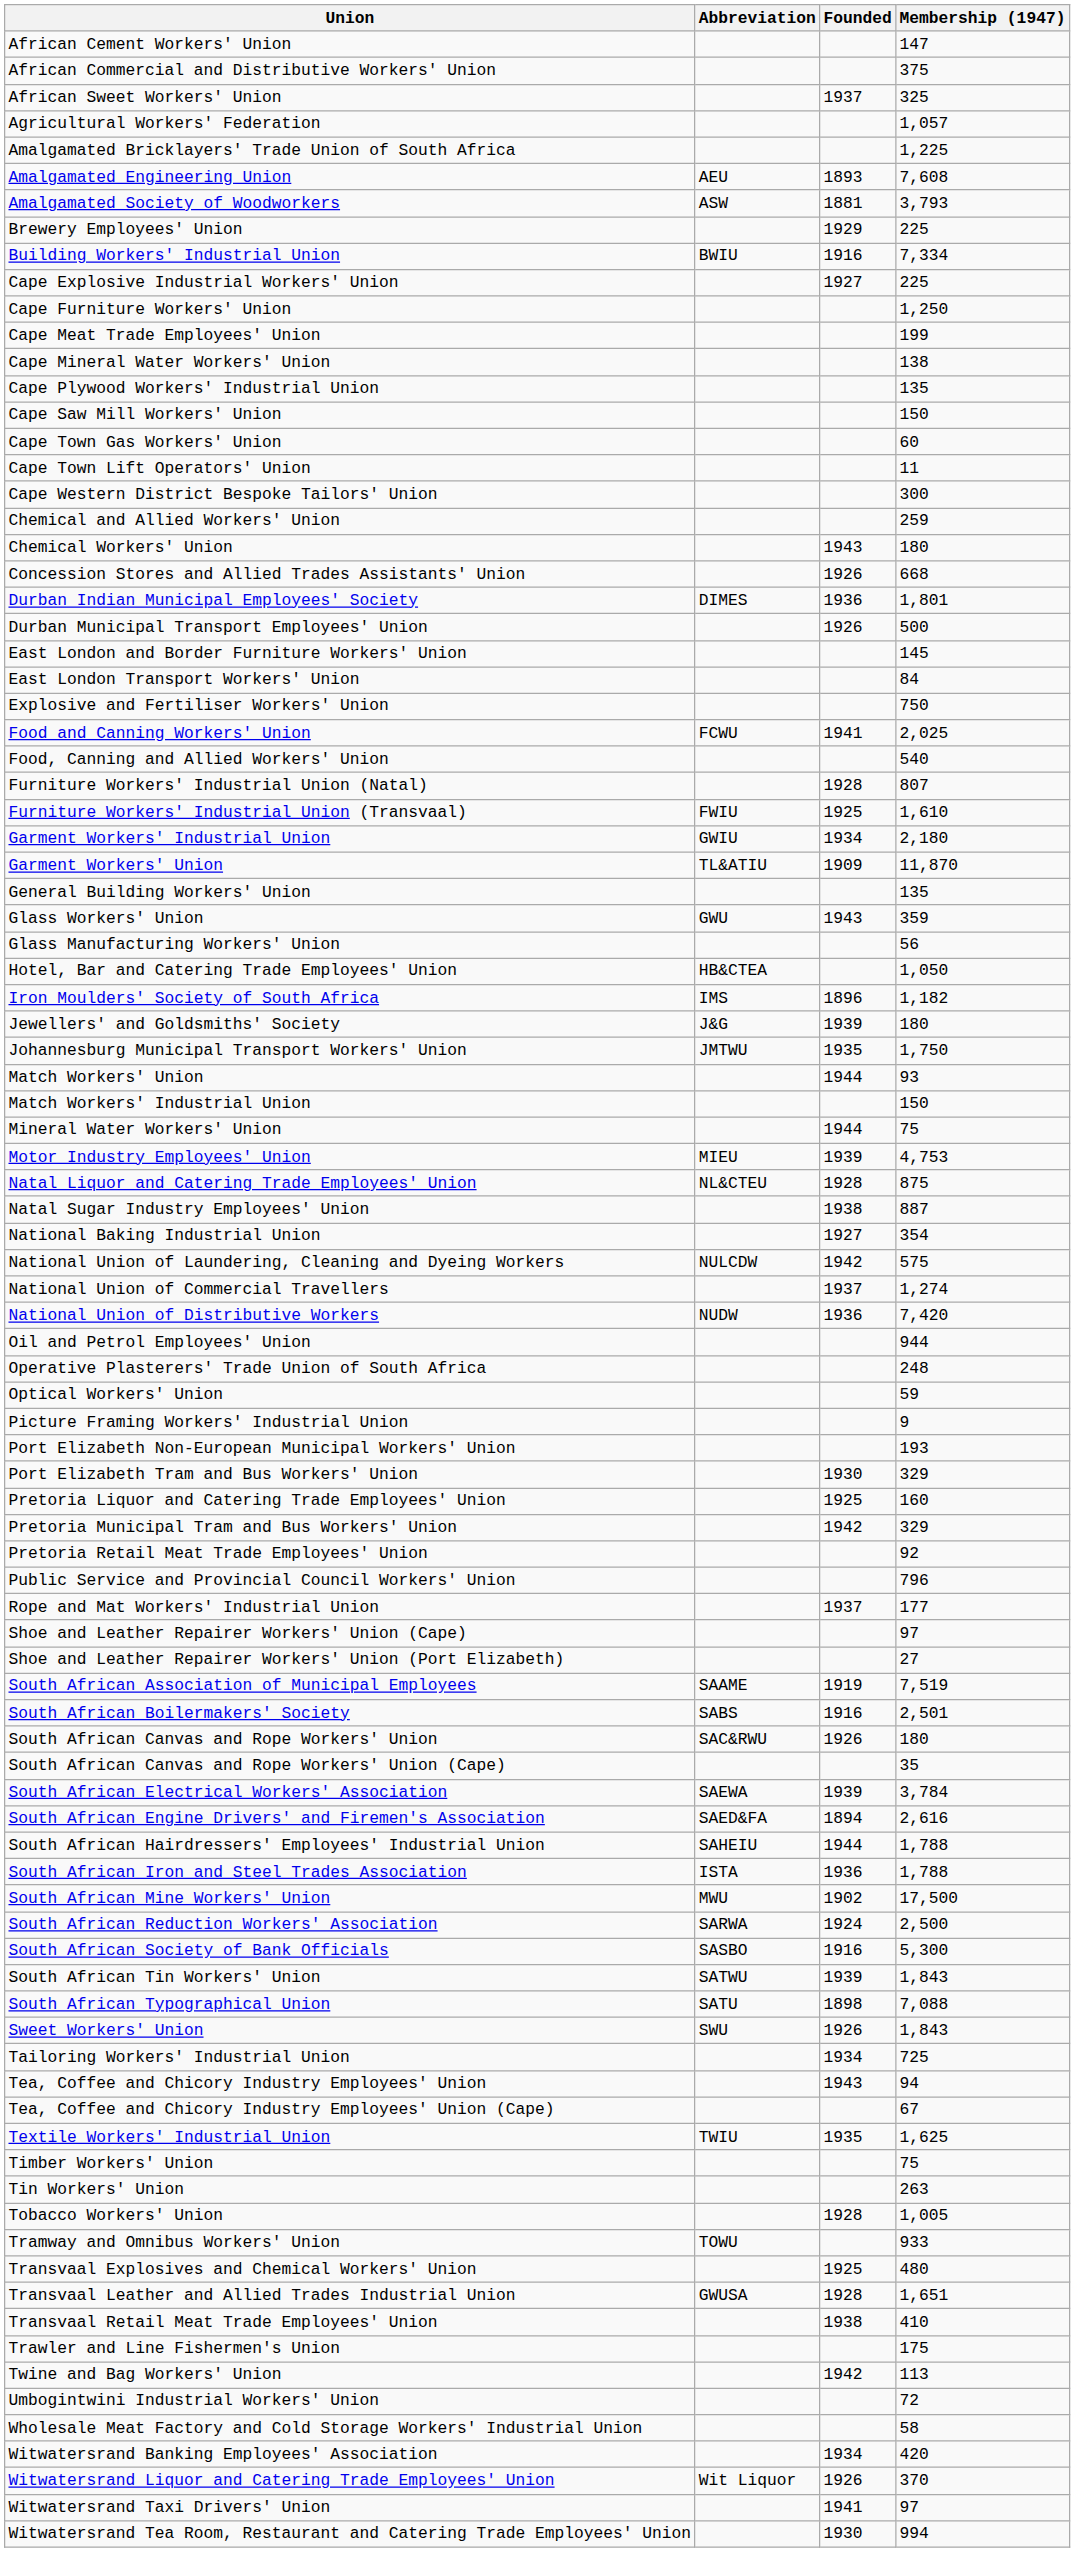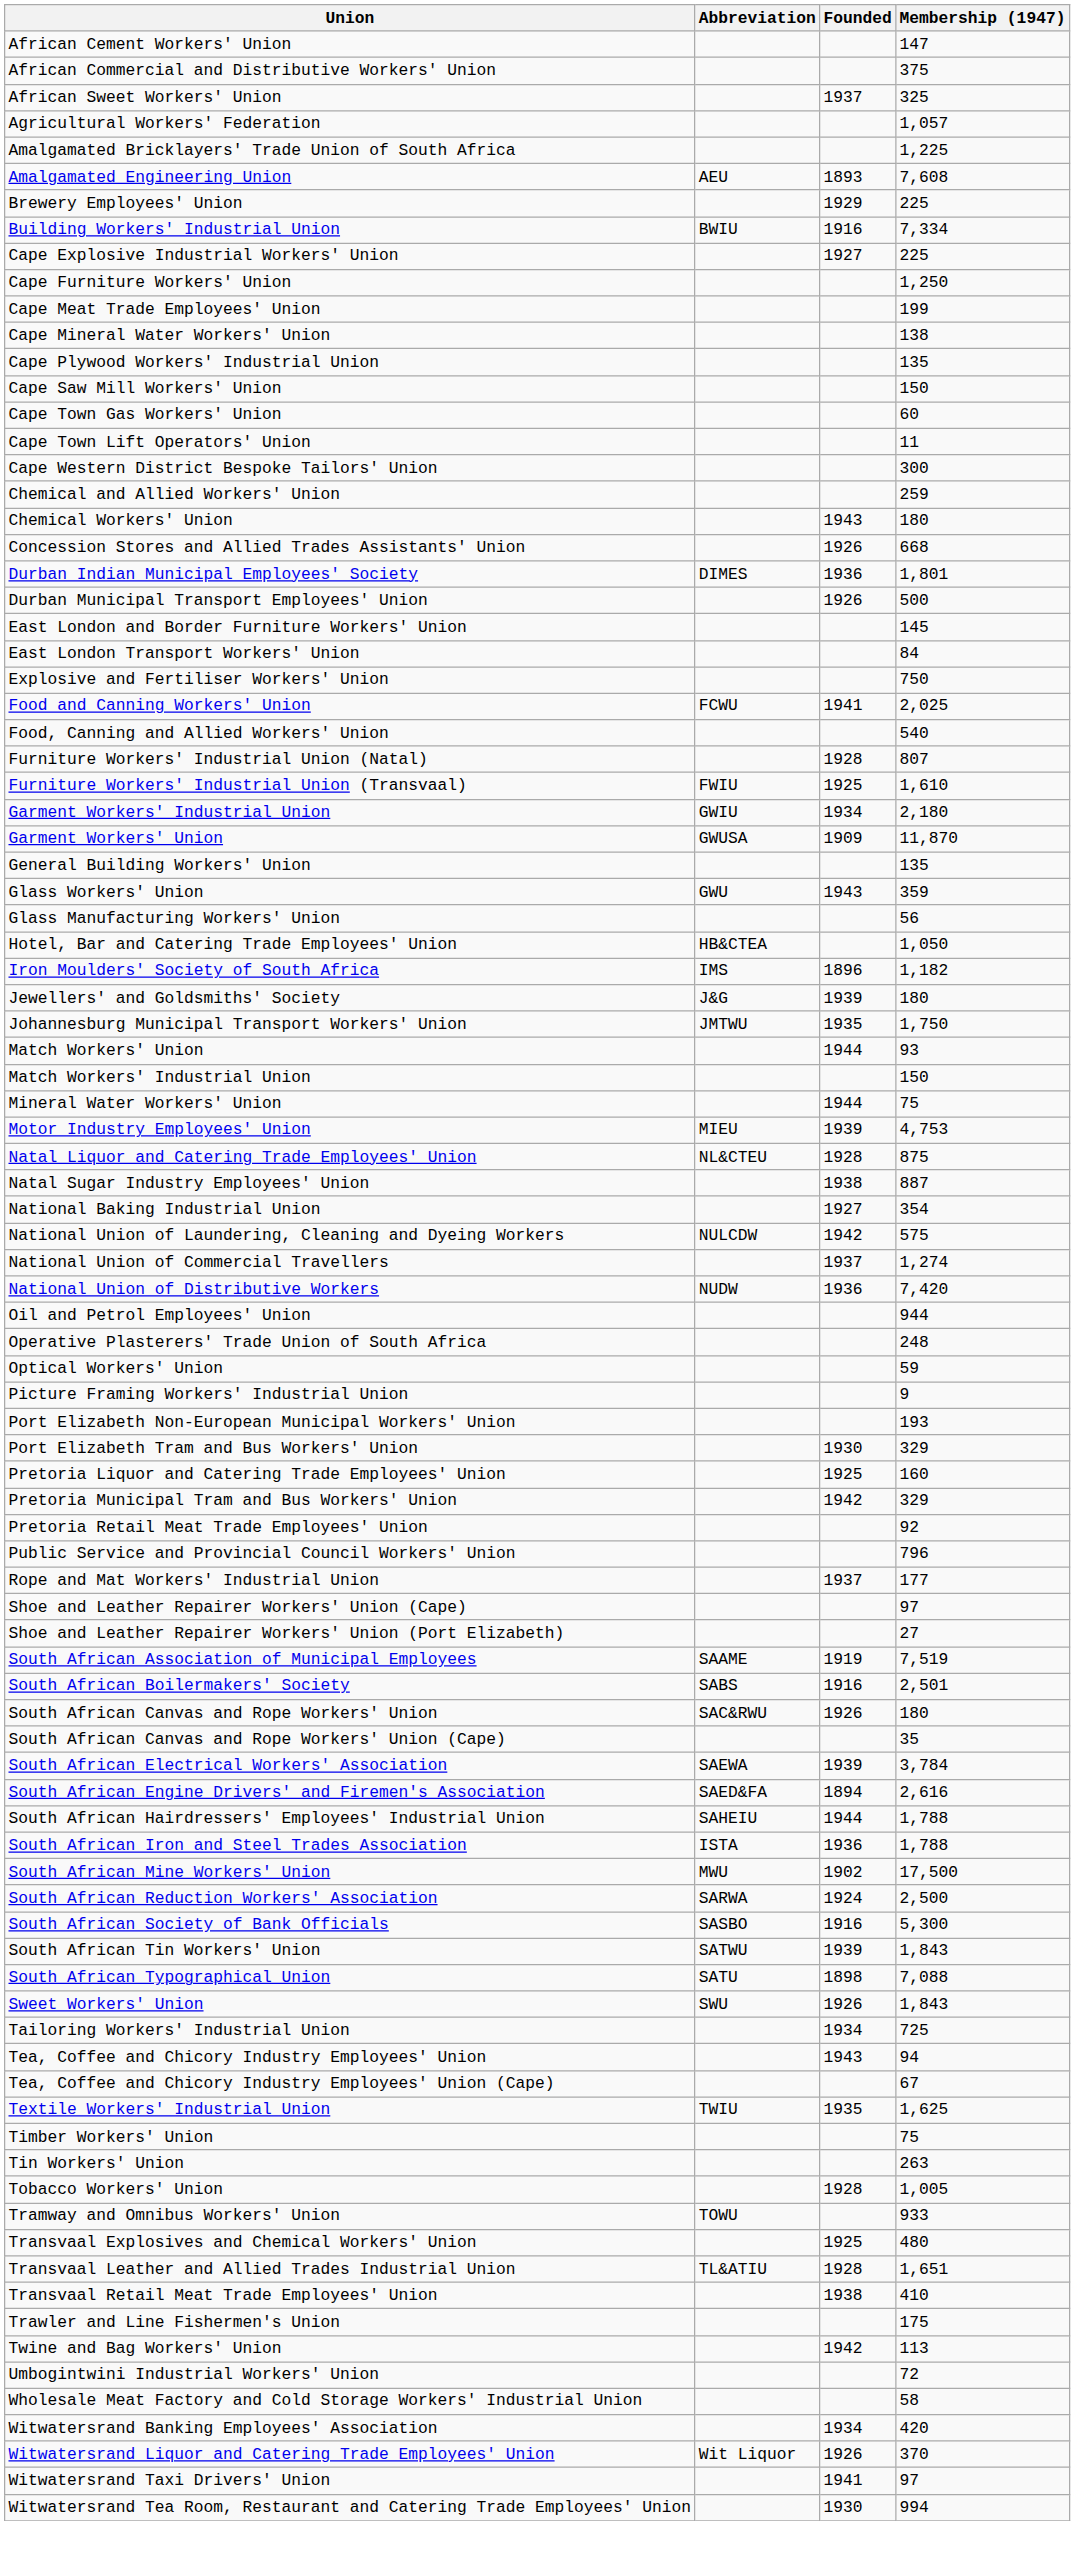- row: (174, 203)
(733, 865) TL&ATIU -> (723, 839) GWUSA
(723, 2296) GWUSA -> (733, 2269) TL&ATIU
